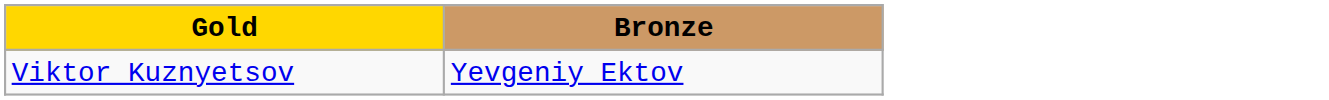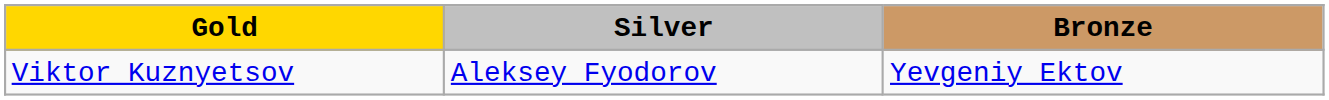+ column: (664, 28)
